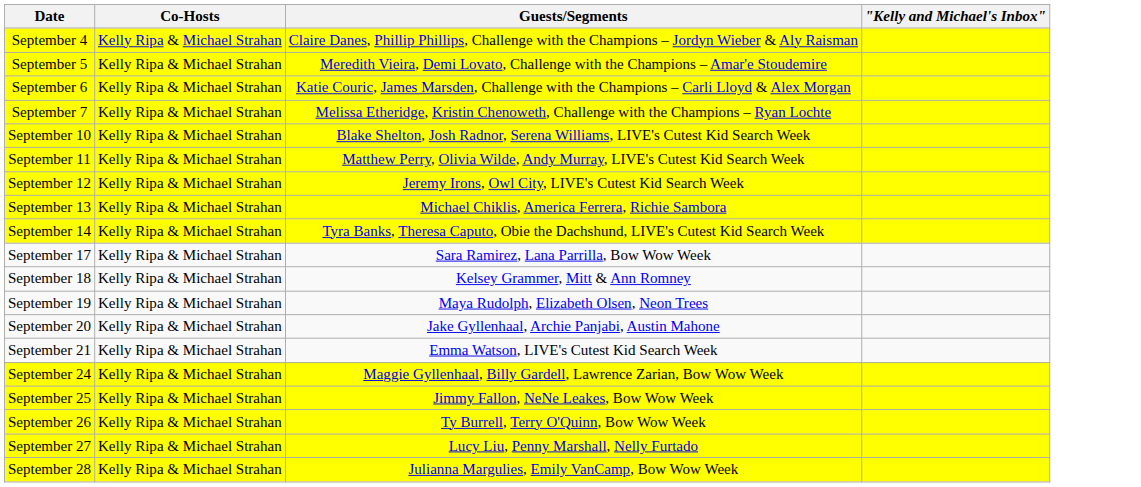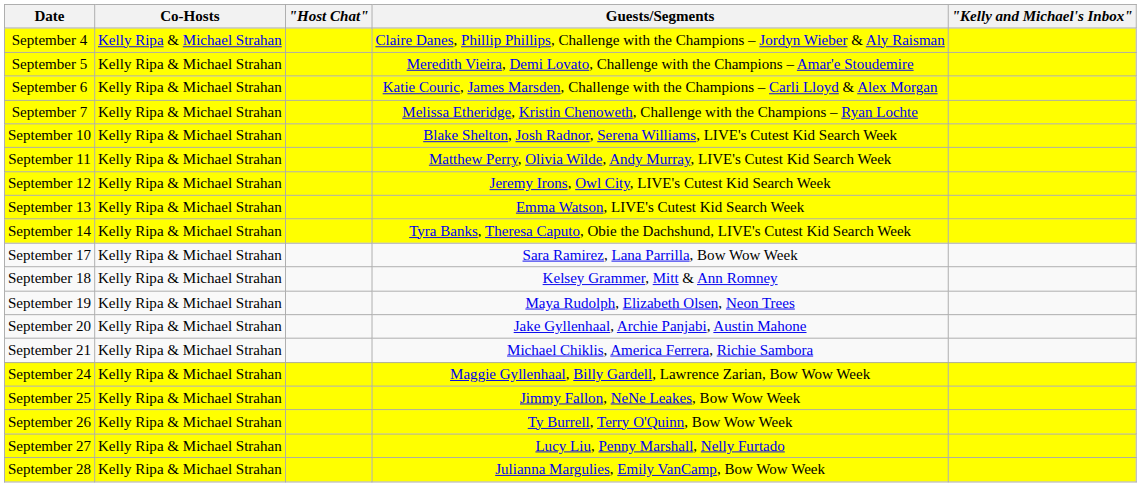+ column: (329, 16)
(573, 207) Michael Chiklis, America Ferrera, Richie Sambora -> (660, 207) Emma Watson, LIVE's Cutest Kid Search Week
(573, 350) Emma Watson, LIVE's Cutest Kid Search Week -> (660, 350) Michael Chiklis, America Ferrera, Richie Sambora
